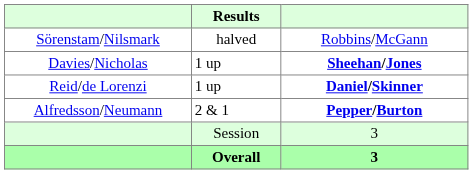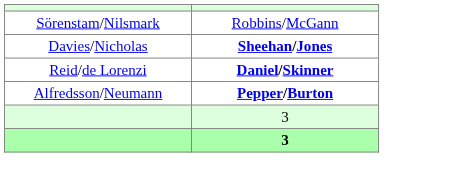- column: (236, 16)
